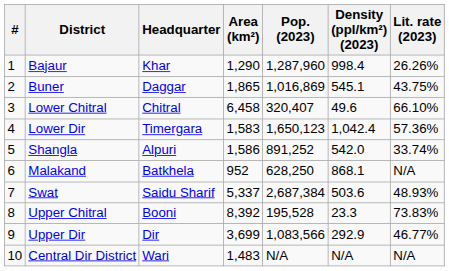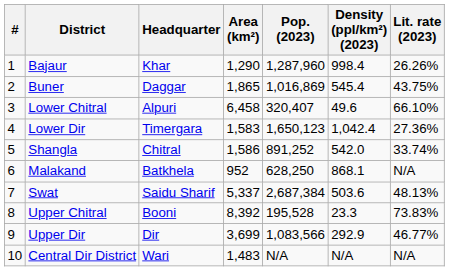(348, 87) 545.1 -> (348, 87) 545.4
(161, 108) Chitral -> (159, 108) Alpuri
(416, 129) 57.36% -> (416, 129) 27.36%
(159, 150) Alpuri -> (161, 150) Chitral
(416, 192) 48.93% -> (416, 192) 48.13%
